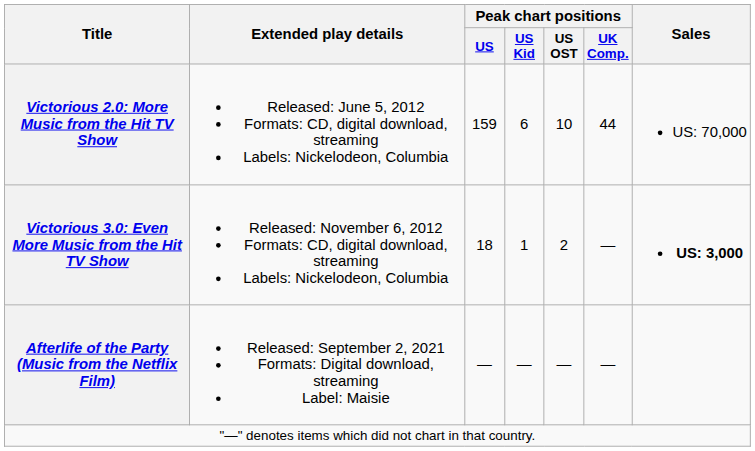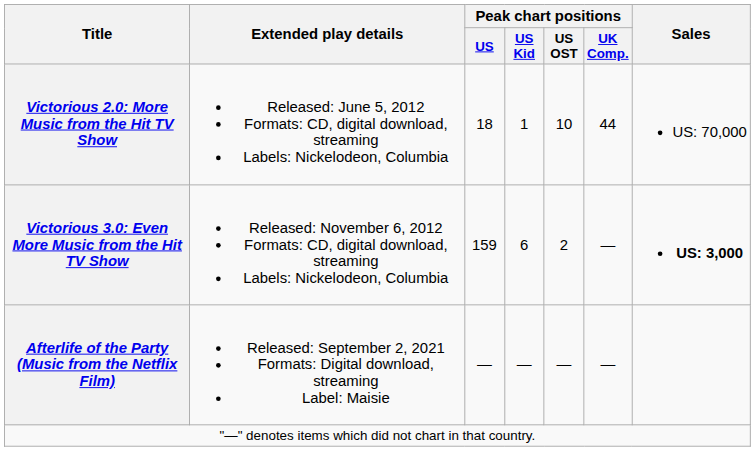(484, 124) 159 -> (484, 124) 18
(524, 124) 6 -> (524, 124) 1
(484, 244) 18 -> (484, 244) 159
(524, 244) 1 -> (524, 244) 6
